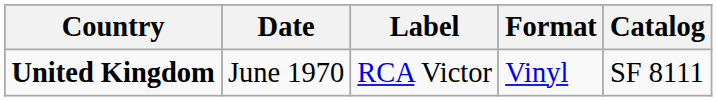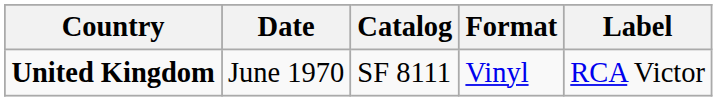columns swapped: (425, 27) <-> (657, 27)
